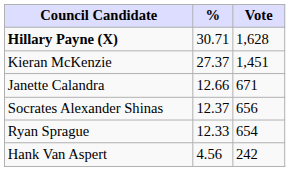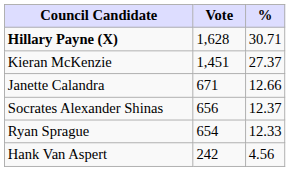columns swapped: (259, 16) <-> (213, 16)
